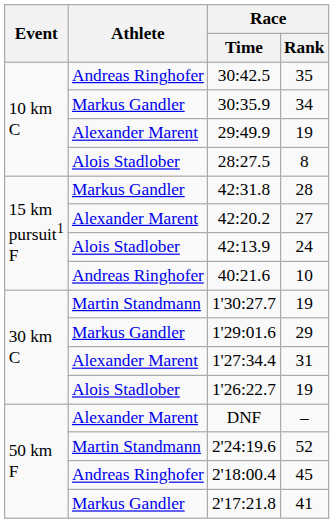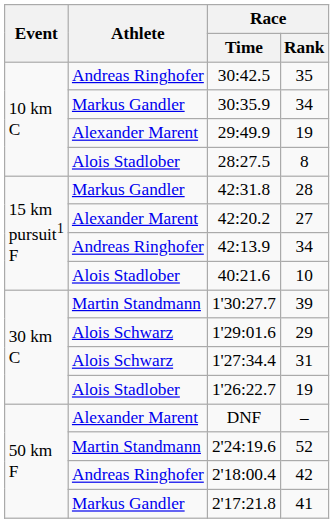(126, 247) Alois Stadlober -> (138, 247) Andreas Ringhofer
(304, 247) 24 -> (304, 247) 34
(138, 275) Andreas Ringhofer -> (126, 275) Alois Stadlober
(304, 304) 19 -> (304, 304) 39
(128, 332) Markus Gandler -> (123, 332) Alois Schwarz
(135, 361) Alexander Marent -> (123, 361) Alois Schwarz
(304, 475) 45 -> (304, 475) 42
